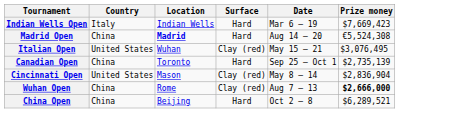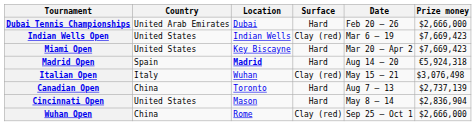+ row: (68, 24)
(103, 24) Italy -> (165, 37) United States
(242, 24) Hard -> (318, 37) Clay (red)
+ row: (68, 50)
(103, 37) China -> (146, 62) Spain
(366, 37) €5,524,308 -> (443, 62) €5,924,318
(122, 50) United States -> (146, 75) Italy
(364, 50) $3,076,495 -> (440, 75) $3,076,498
(303, 62) Sep 25 – Oct 1 -> (370, 88) Aug 7 – 13
(366, 62) $2,735,139 -> (443, 88) $2,737,139
(242, 75) Clay (red) -> (318, 101) Hard
(293, 88) Aug 7 – 13 -> (379, 114) Sep 25 – Oct 1
(366, 88) bold -> (443, 114) normal
- row: (47, 101)
